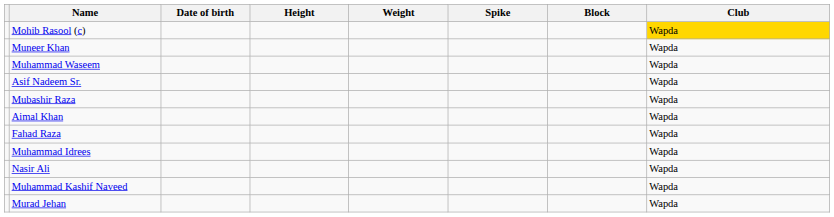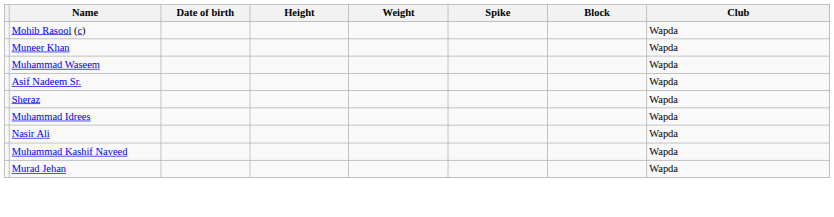(664, 30) gold background -> (664, 30) no background
+ row: (26, 99)
- row: (44, 99)
- row: (37, 117)
- row: (36, 134)
